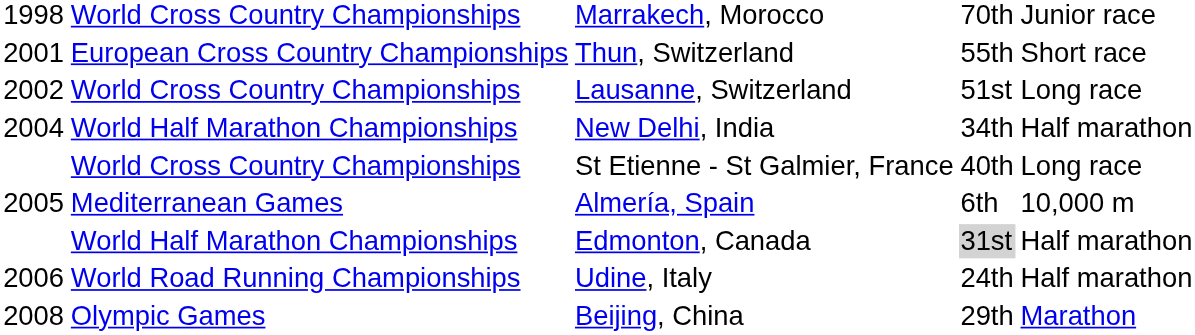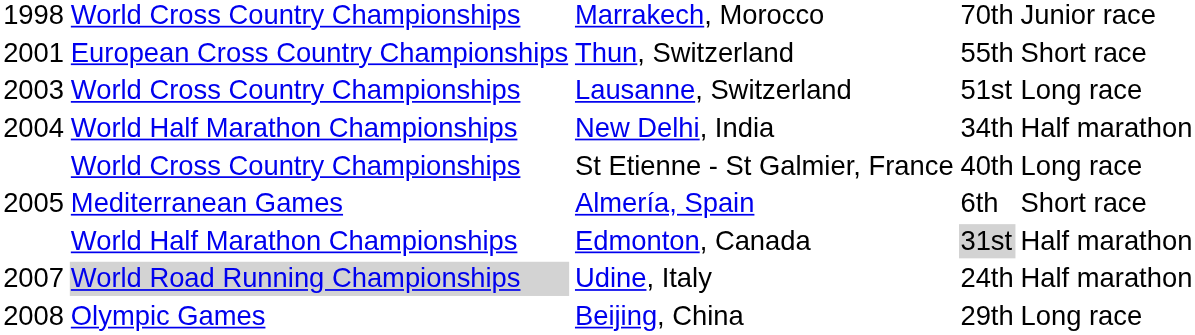(34, 90) 2002 -> (34, 90) 2003
(1078, 203) 10,000 m -> (1084, 203) Short race
(34, 278) 2006 -> (34, 278) 2007
(296, 278) no background -> (296, 278) lightgrey background
(1078, 316) Marathon -> (1081, 316) Long race
